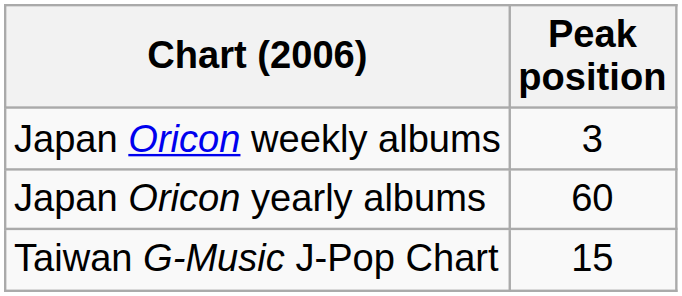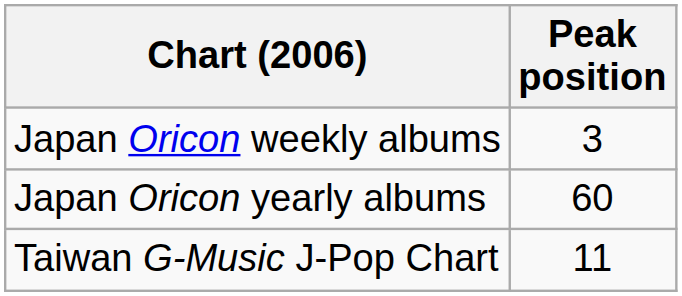(592, 258) 15 -> (592, 258) 11
